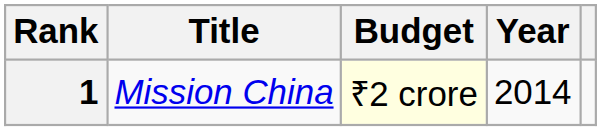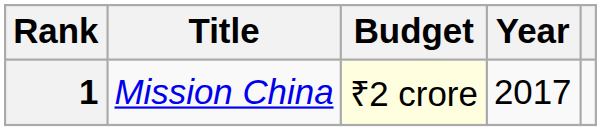(533, 91) 2014 -> (533, 91) 2017
